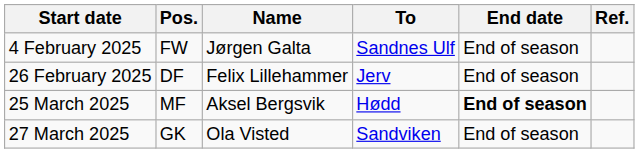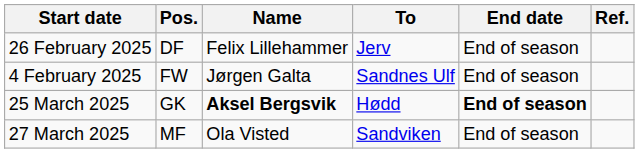rows swapped: (75, 47) <-> (80, 76)
(173, 104) MF -> (173, 104) GK
(266, 104) normal -> (271, 104) bold
(173, 133) GK -> (173, 133) MF
